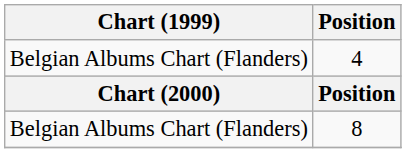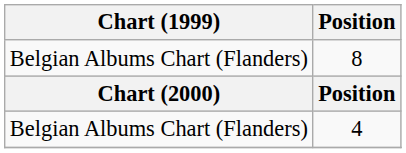rows swapped: (357, 128) <-> (357, 57)
